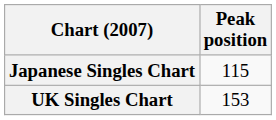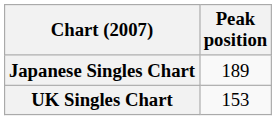(235, 70) 115 -> (235, 70) 189
